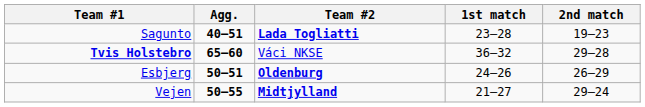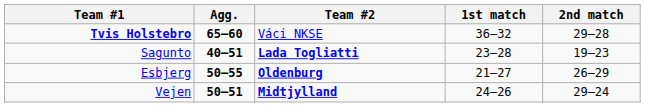rows swapped: (166, 34) <-> (141, 53)
(225, 73) 50–51 -> (225, 73) 50–55
(494, 73) 24–26 -> (494, 73) 21–27
(225, 92) 50–55 -> (225, 92) 50–51
(494, 92) 21–27 -> (494, 92) 24–26
